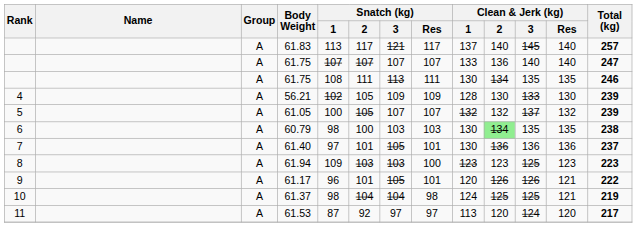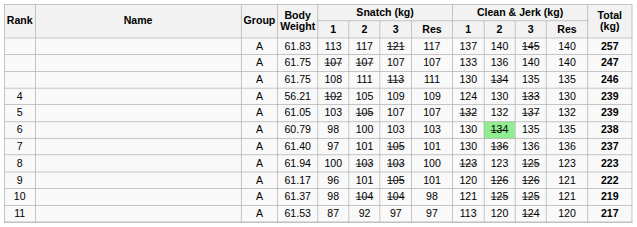(468, 96) 128 -> (468, 96) 124
(333, 113) 100 -> (333, 113) 103
(333, 163) 109 -> (333, 163) 100
(468, 197) 124 -> (468, 197) 121
